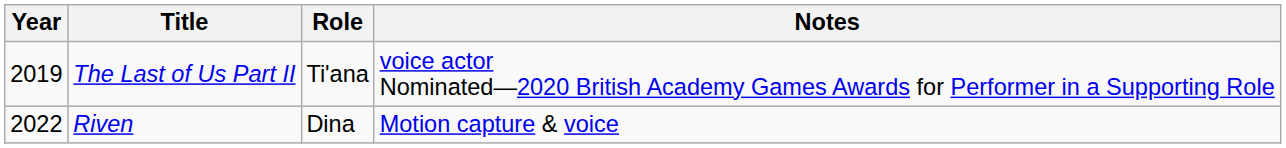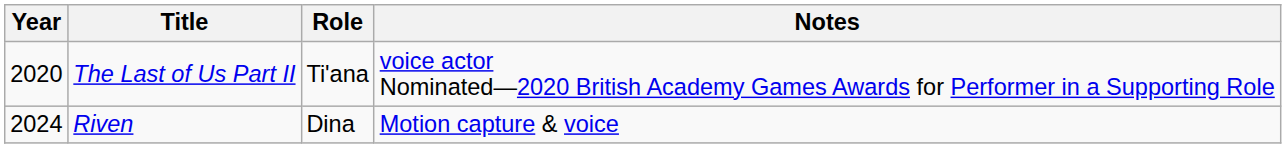(36, 73) 2019 -> (36, 73) 2020
(36, 124) 2022 -> (36, 124) 2024
